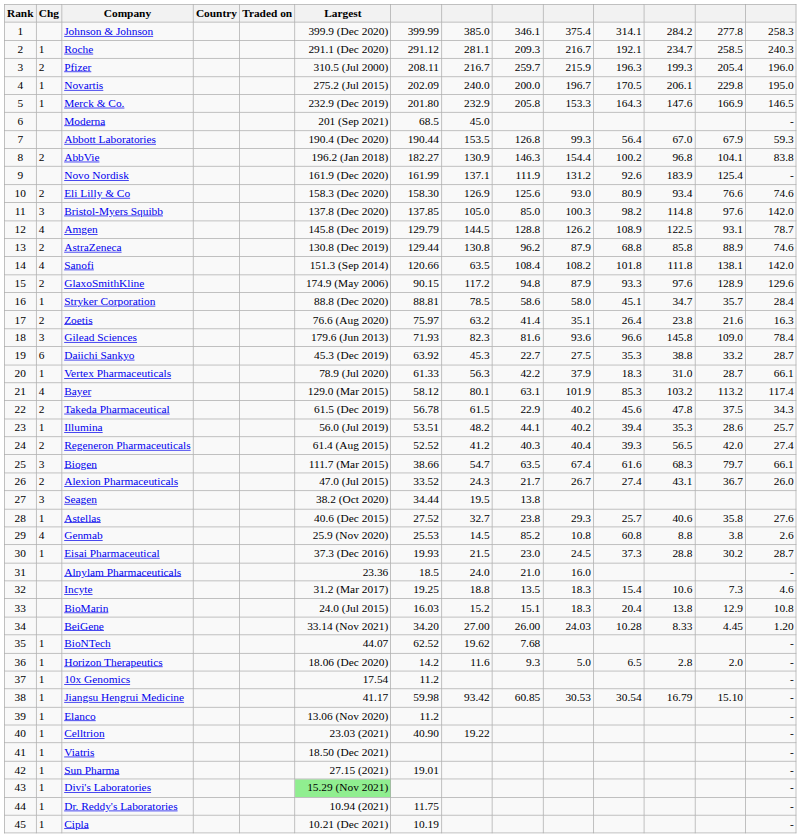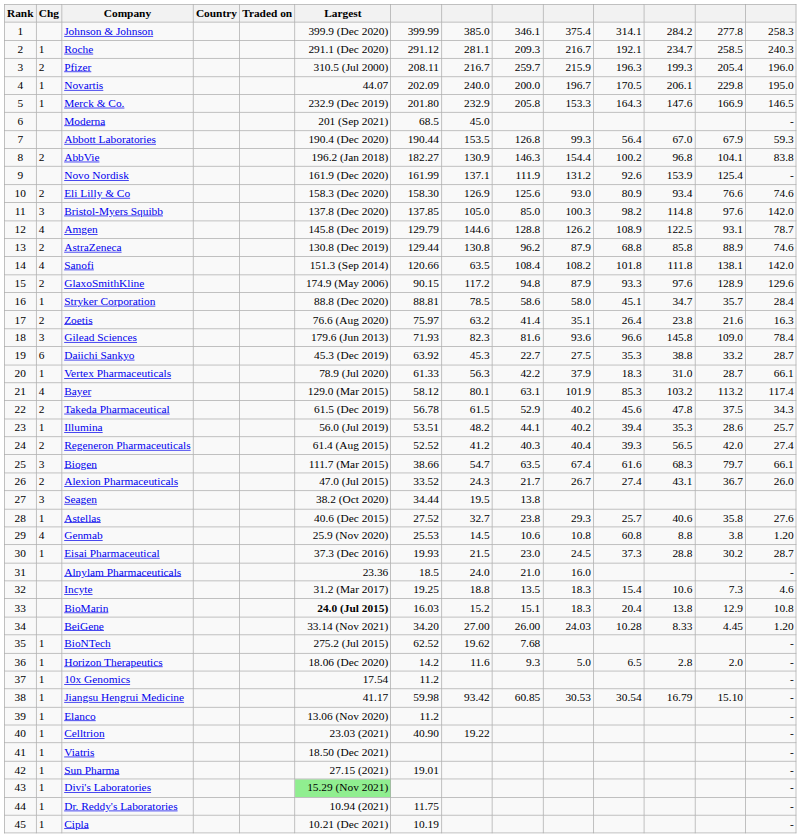(351, 85) 275.2 (Jul 2015) -> (375, 85) 44.07
(680, 175) 183.9 -> (680, 175) 153.9
(477, 229) 144.5 -> (477, 229) 144.6
(530, 409) 22.9 -> (530, 409) 52.9
(530, 535) 85.2 -> (530, 535) 10.6
(787, 535) 2.6 -> (784, 535) 1.20
(354, 608) normal -> (353, 608) bold
(375, 644) 44.07 -> (351, 644) 275.2 (Jul 2015)
